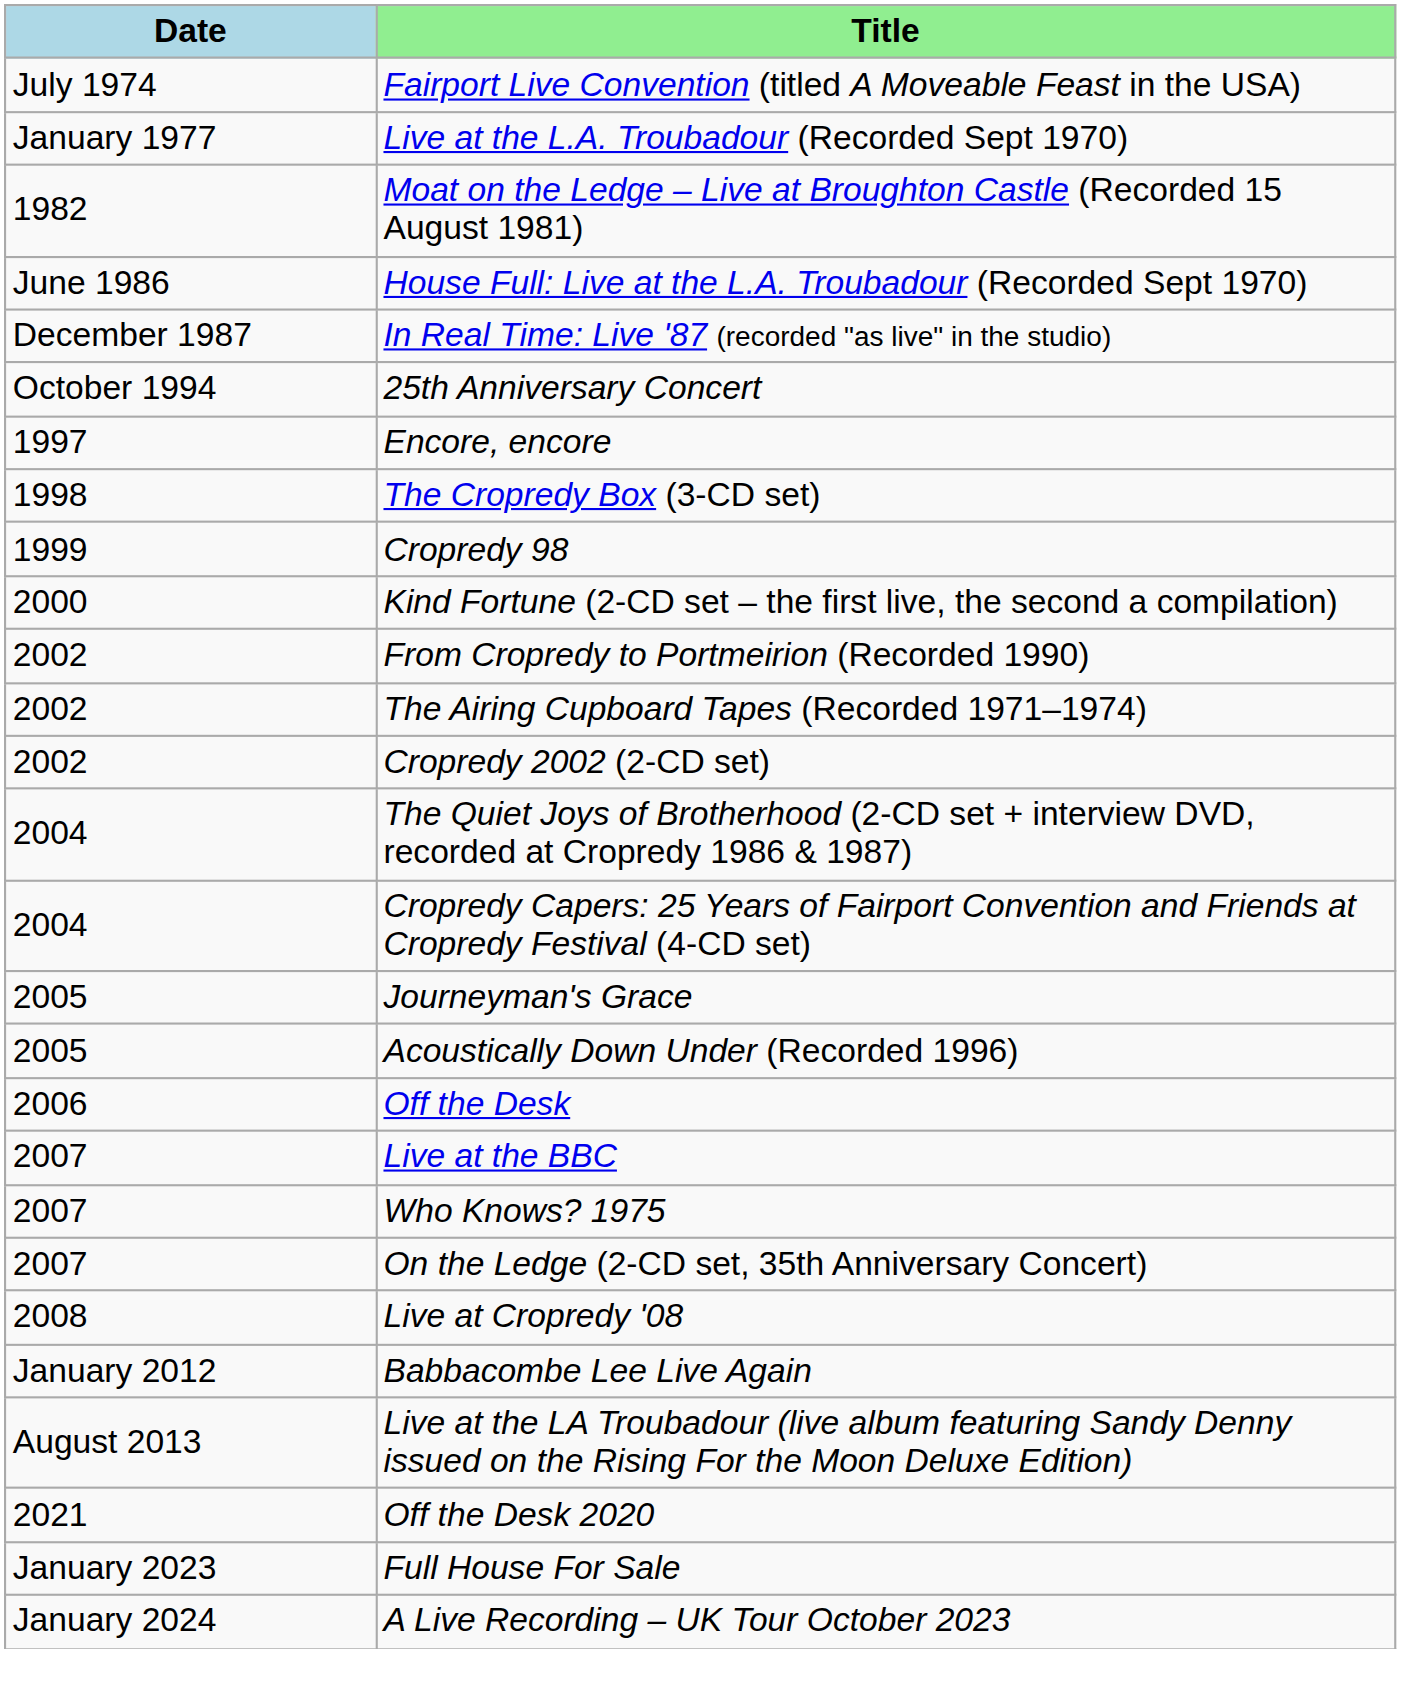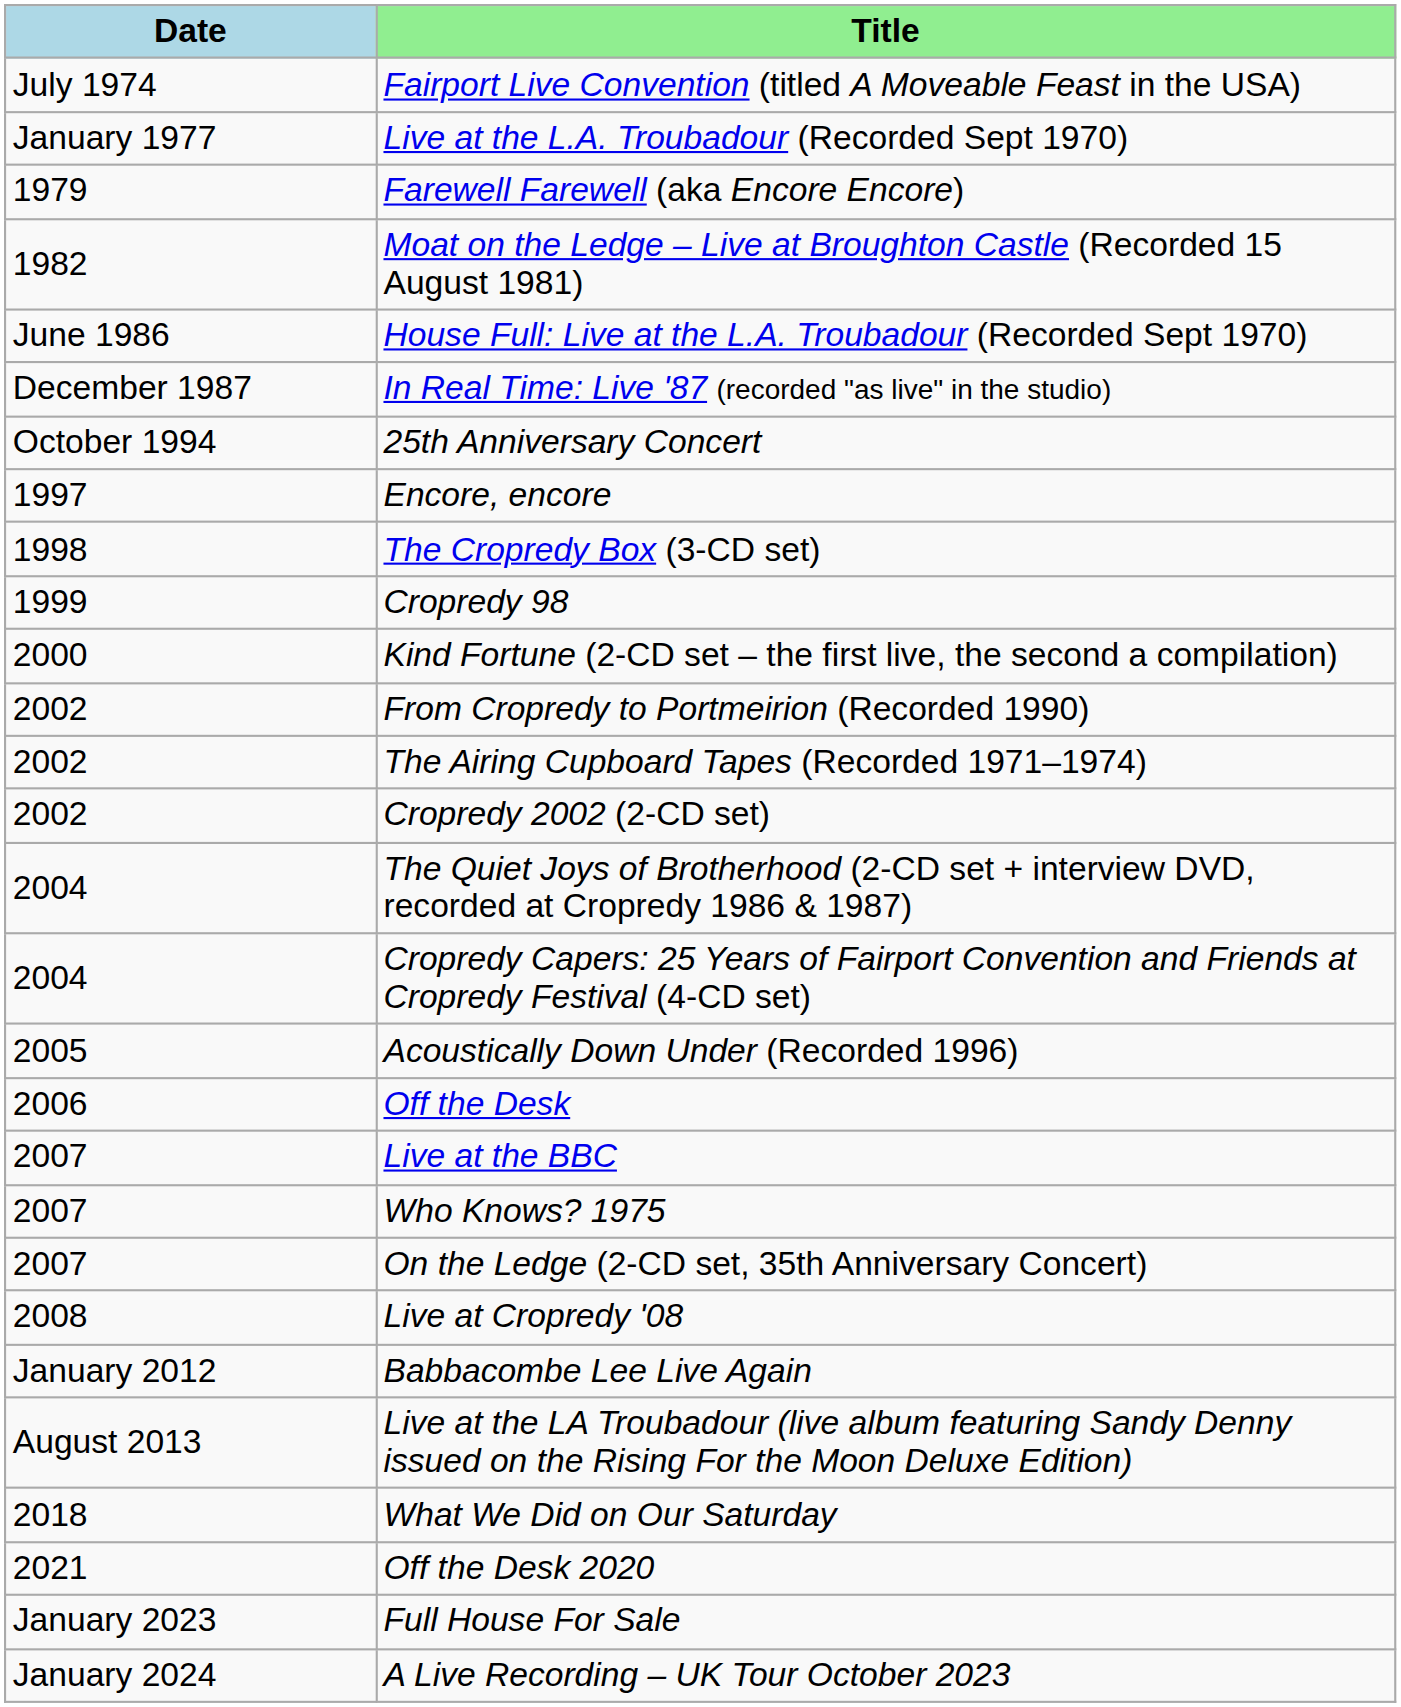+ row: (674, 191)
- row: (538, 997)
+ row: (610, 1514)
